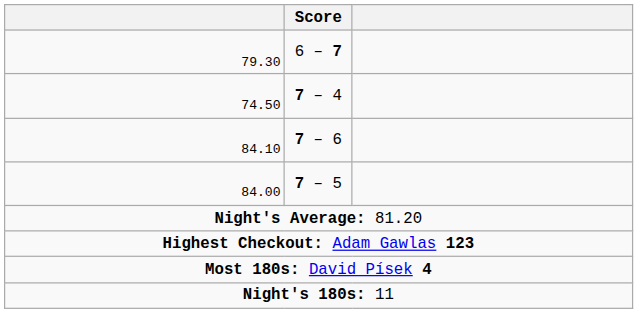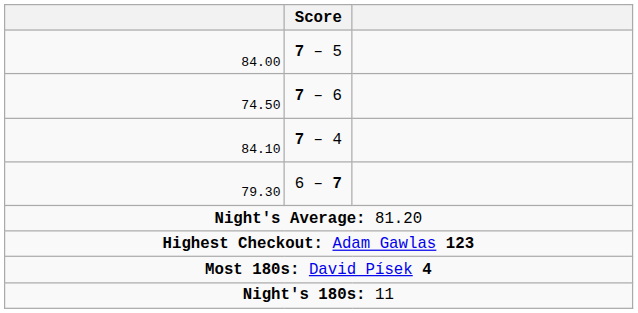rows swapped: (261, 193) <-> (261, 62)
(318, 96) 7 – 4 -> (318, 96) 7 – 6
(318, 140) 7 – 6 -> (318, 140) 7 – 4
